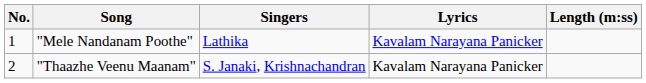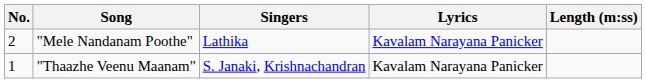(12, 41) 1 -> (12, 41) 2
(12, 66) 2 -> (12, 66) 1
